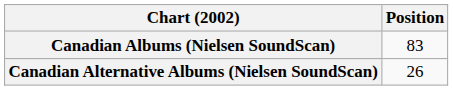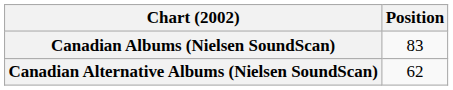(415, 71) 26 -> (415, 71) 62
